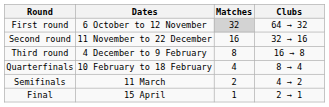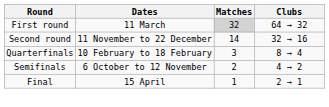(145, 25) 6 October to 12 November -> (145, 25) 11 March
(234, 39) 16 -> (234, 39) 14
- row: (40, 53)
(234, 67) 4 -> (234, 53) 3
(145, 81) 11 March -> (145, 67) 6 October to 12 November
